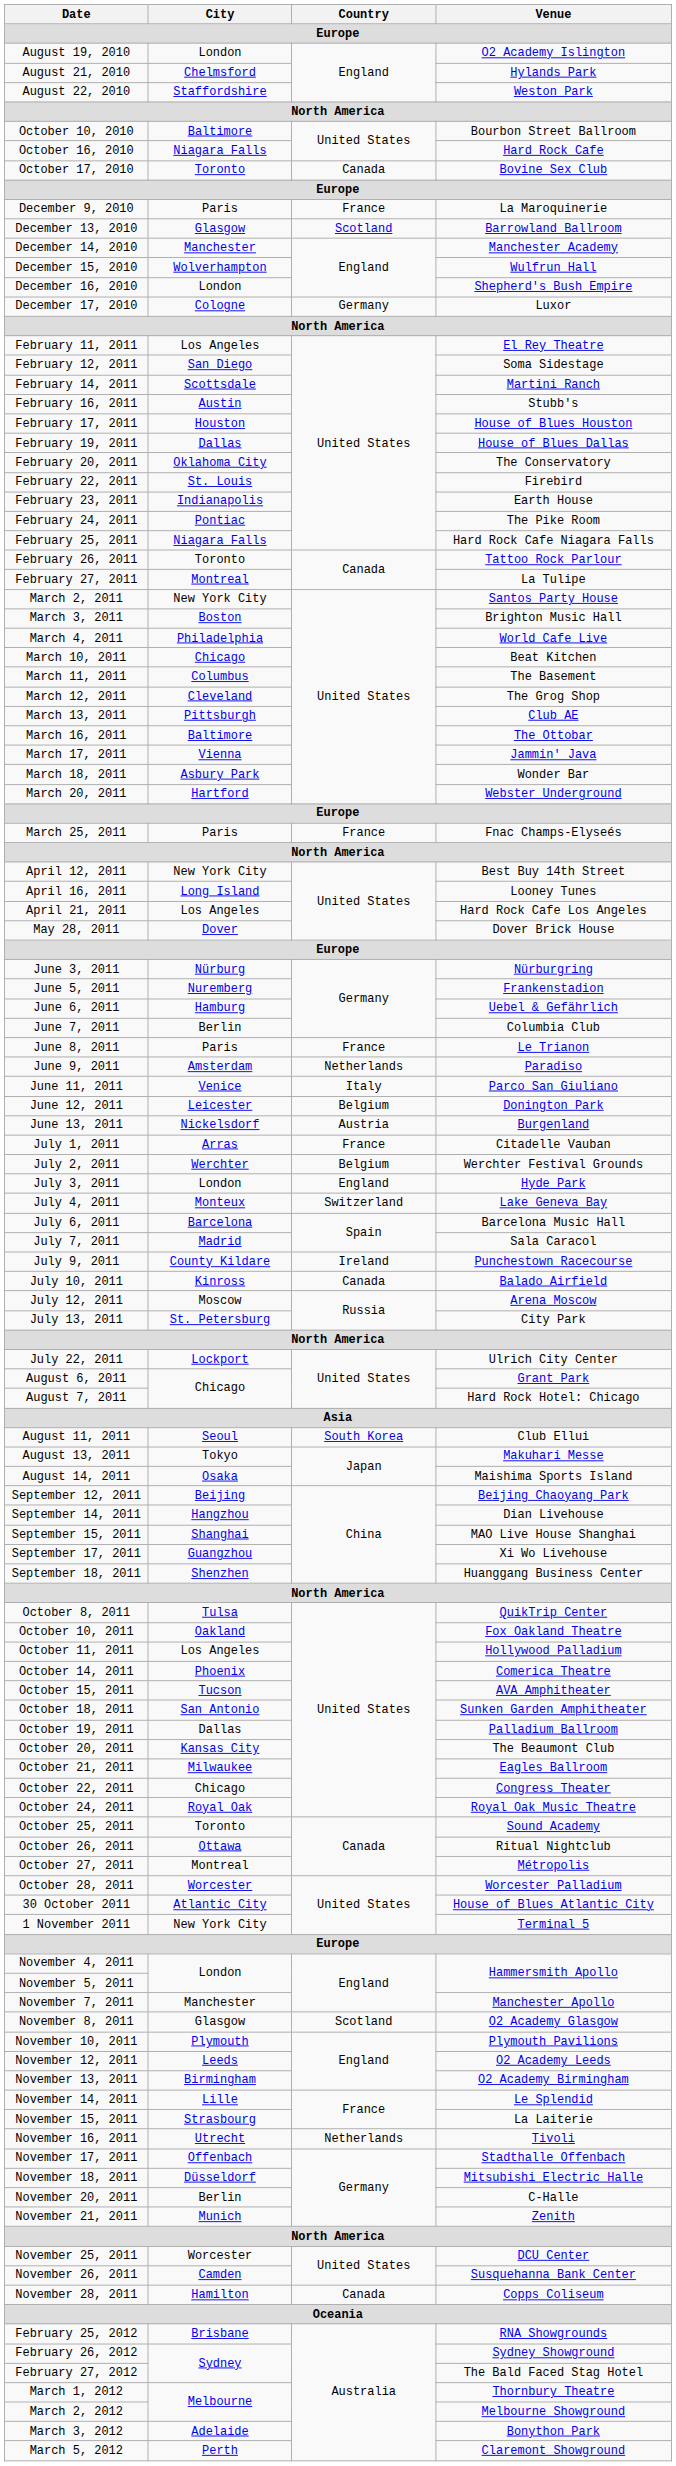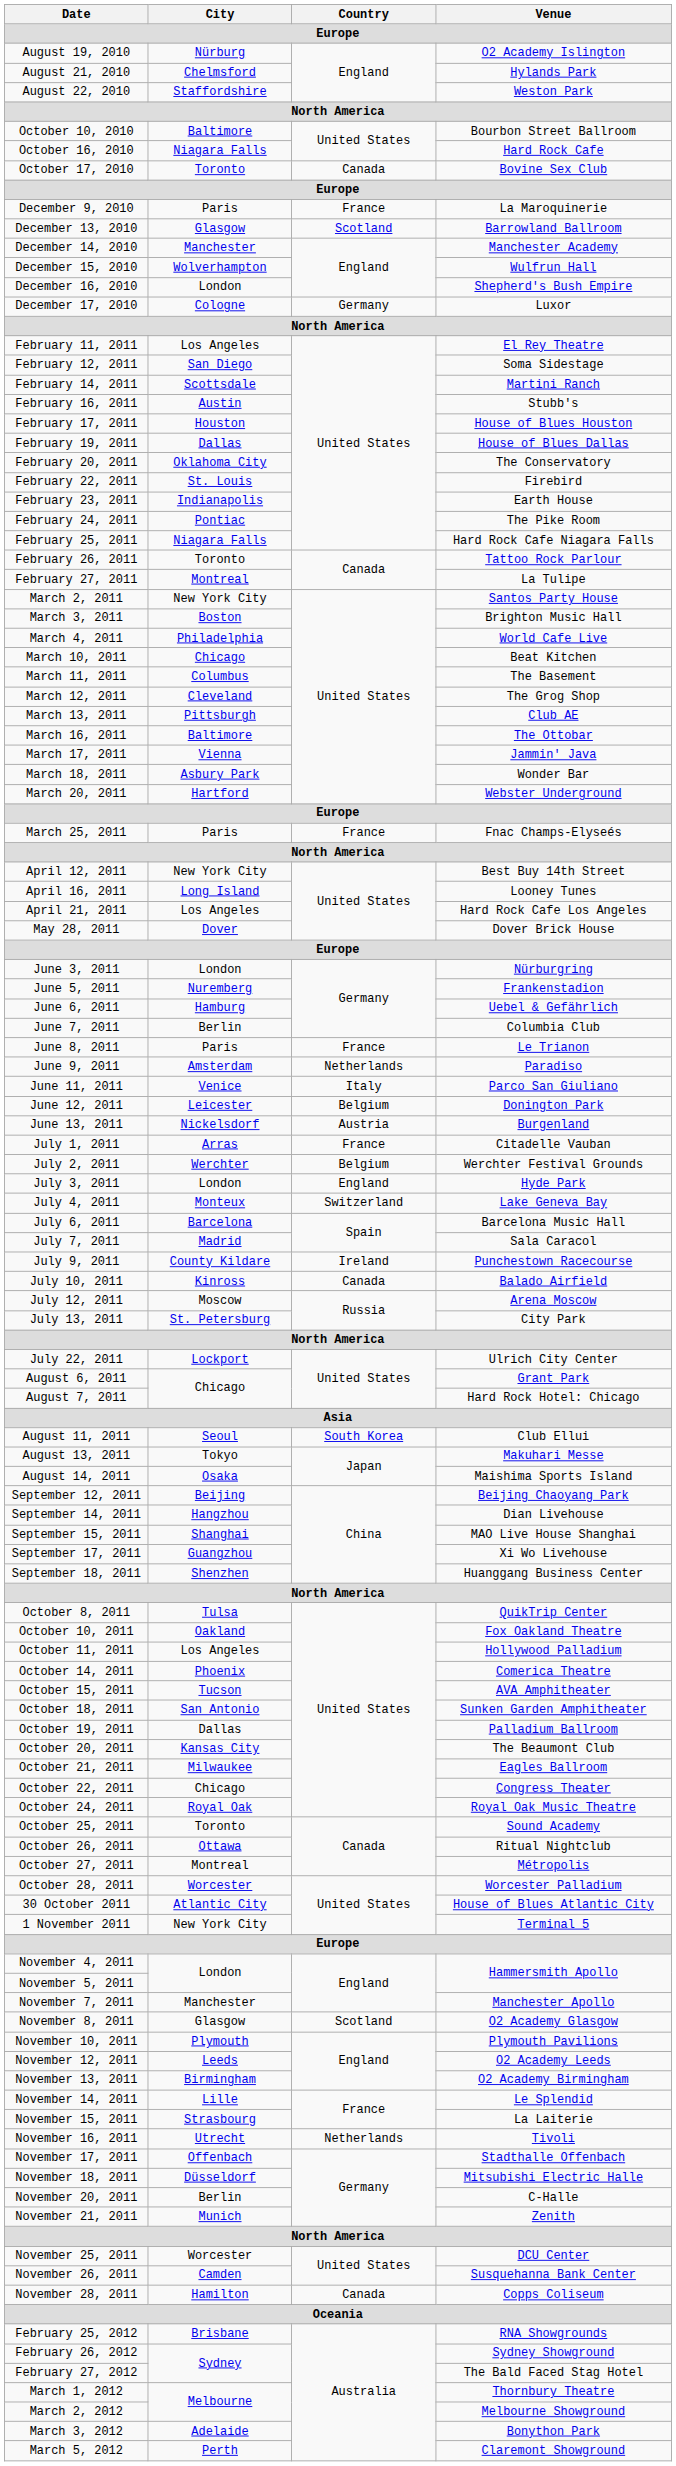(220, 53) London -> (220, 53) Nürburg
(220, 969) Nürburg -> (220, 969) London
